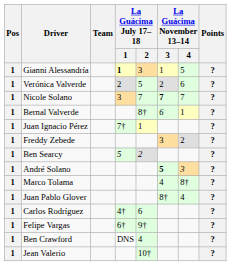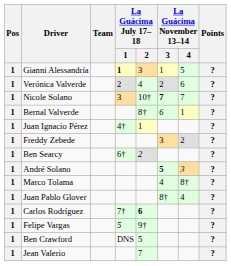(140, 83) 5 -> (140, 83) 4
(140, 97) 7 -> (145, 97) 10†
(121, 126) 7† -> (121, 126) 4†
(119, 154) 5 -> (121, 154) 6†
(121, 211) 4† -> (121, 211) 7†
(140, 211) normal -> (140, 211) bold
(121, 225) 6† -> (119, 225) 5
(140, 239) 4 -> (140, 239) 5
(145, 253) 10† -> (140, 253) 7
